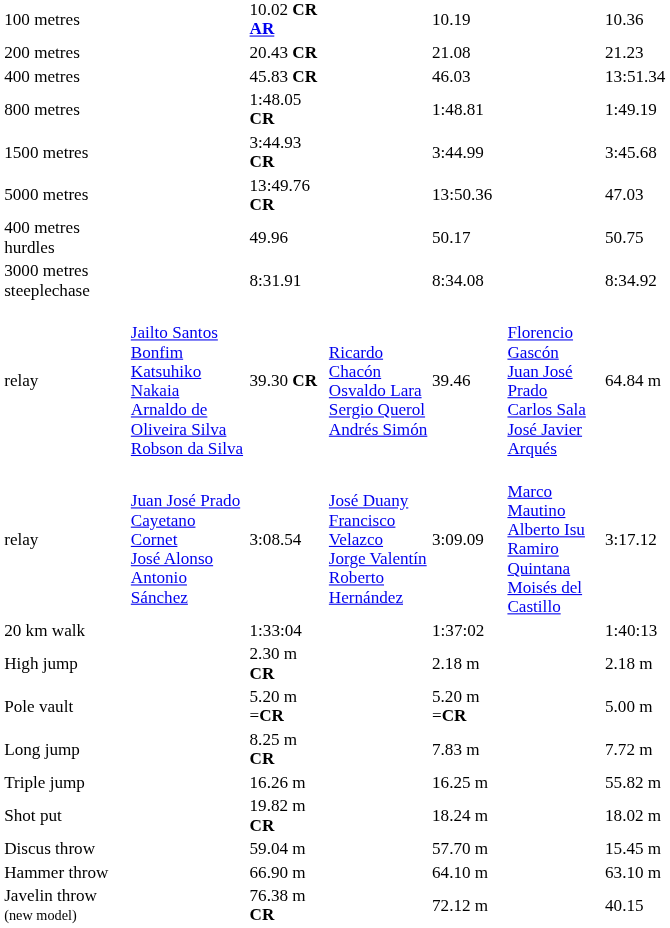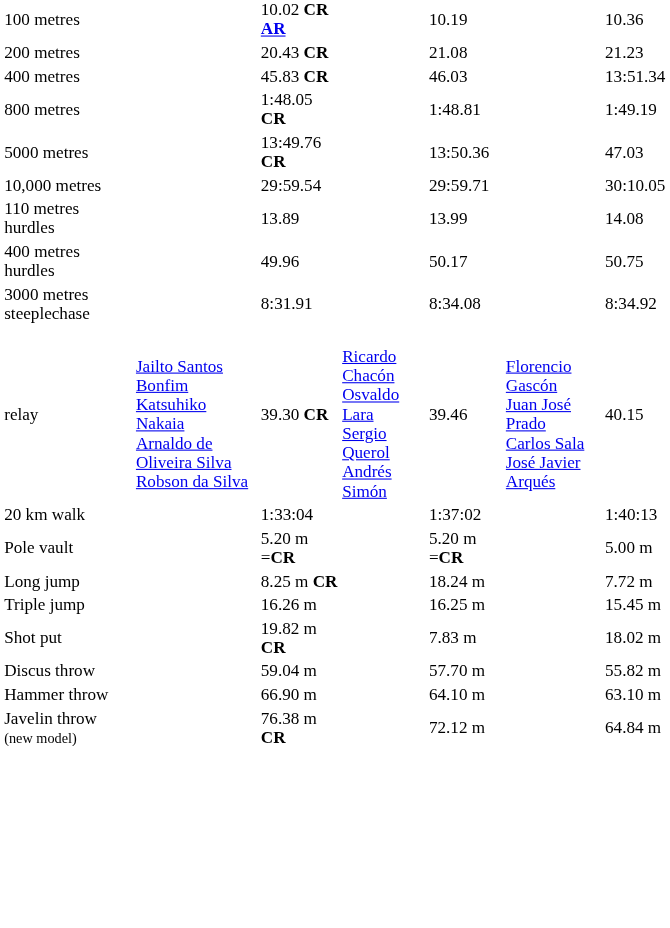- row: (275, 152)
+ row: (291, 185)
+ row: (280, 218)
(633, 381) 64.84 m -> (624, 414) 40.15
- row: (275, 539)
- row: (273, 663)
(456, 749) 7.83 m -> (457, 581) 18.24 m
(633, 782) 55.82 m -> (633, 604) 15.45 m
(460, 815) 18.24 m -> (453, 637) 7.83 m
(633, 848) 15.45 m -> (633, 671) 55.82 m
(624, 905) 40.15 -> (633, 727) 64.84 m
